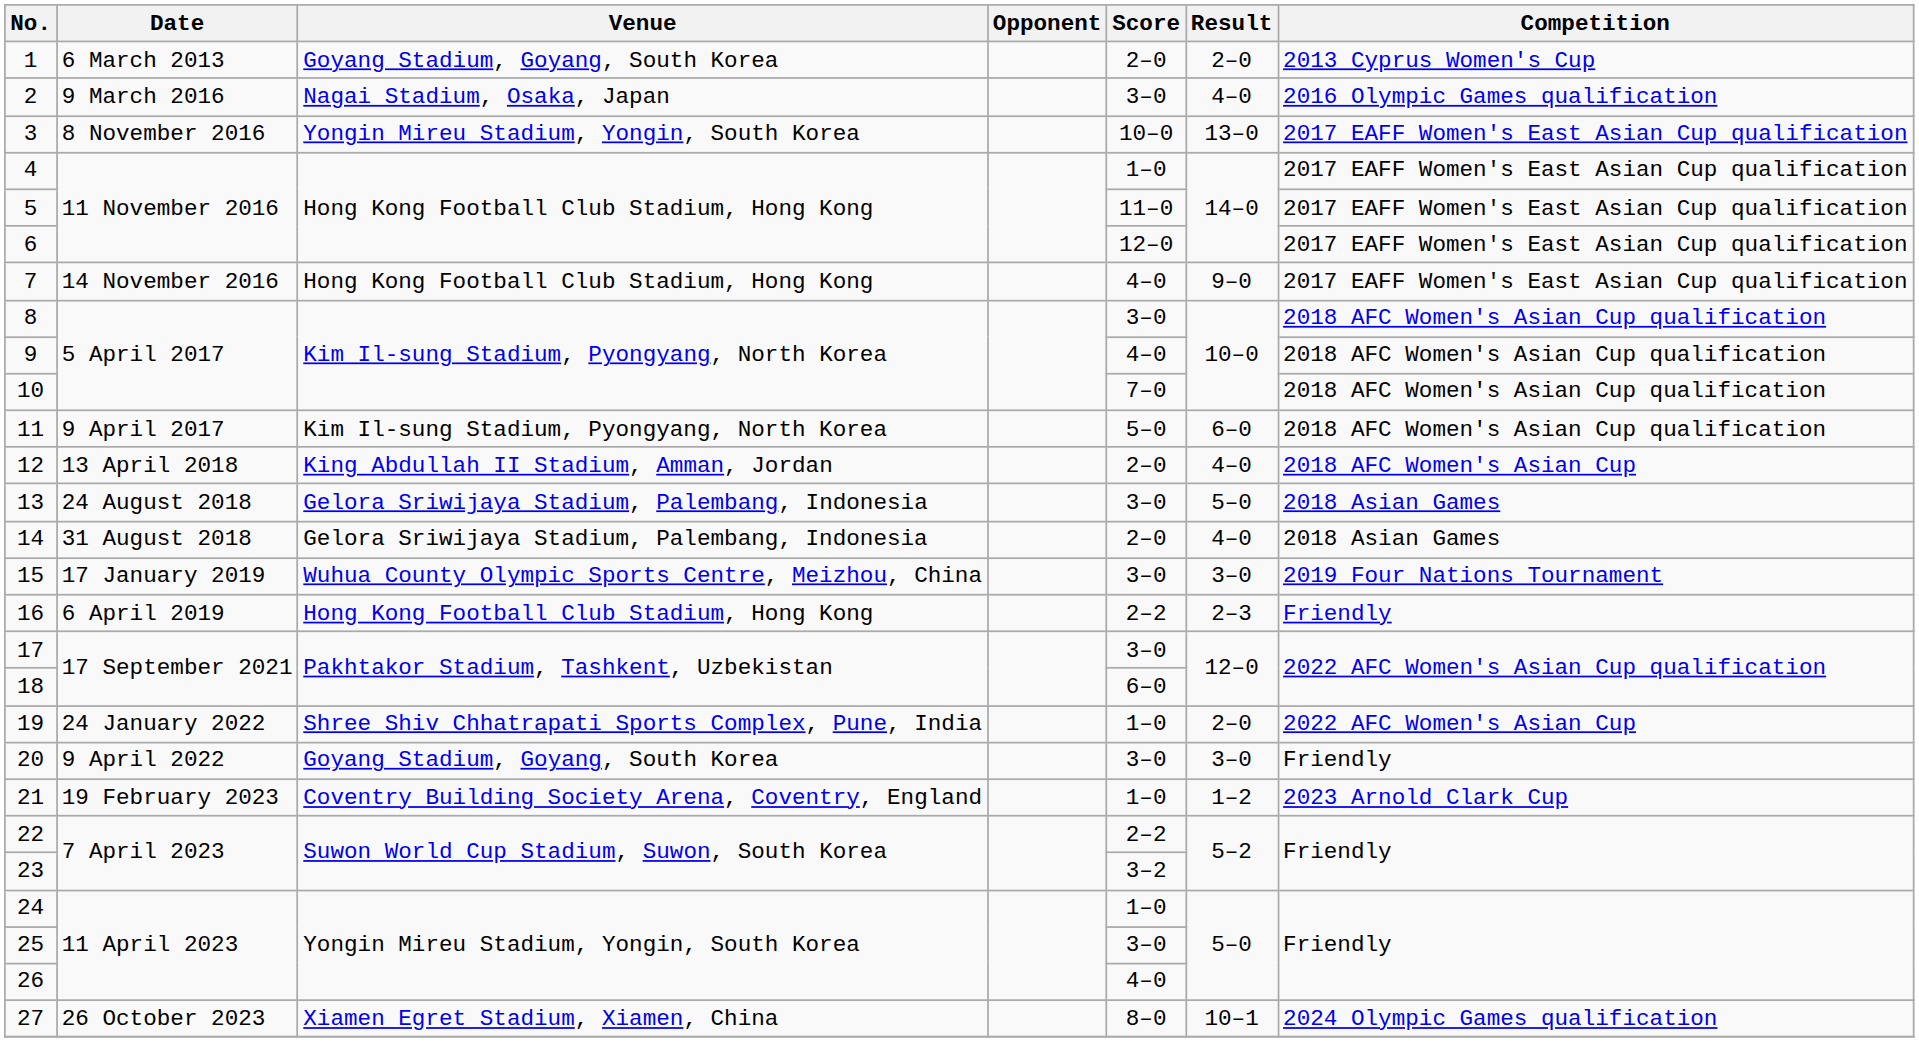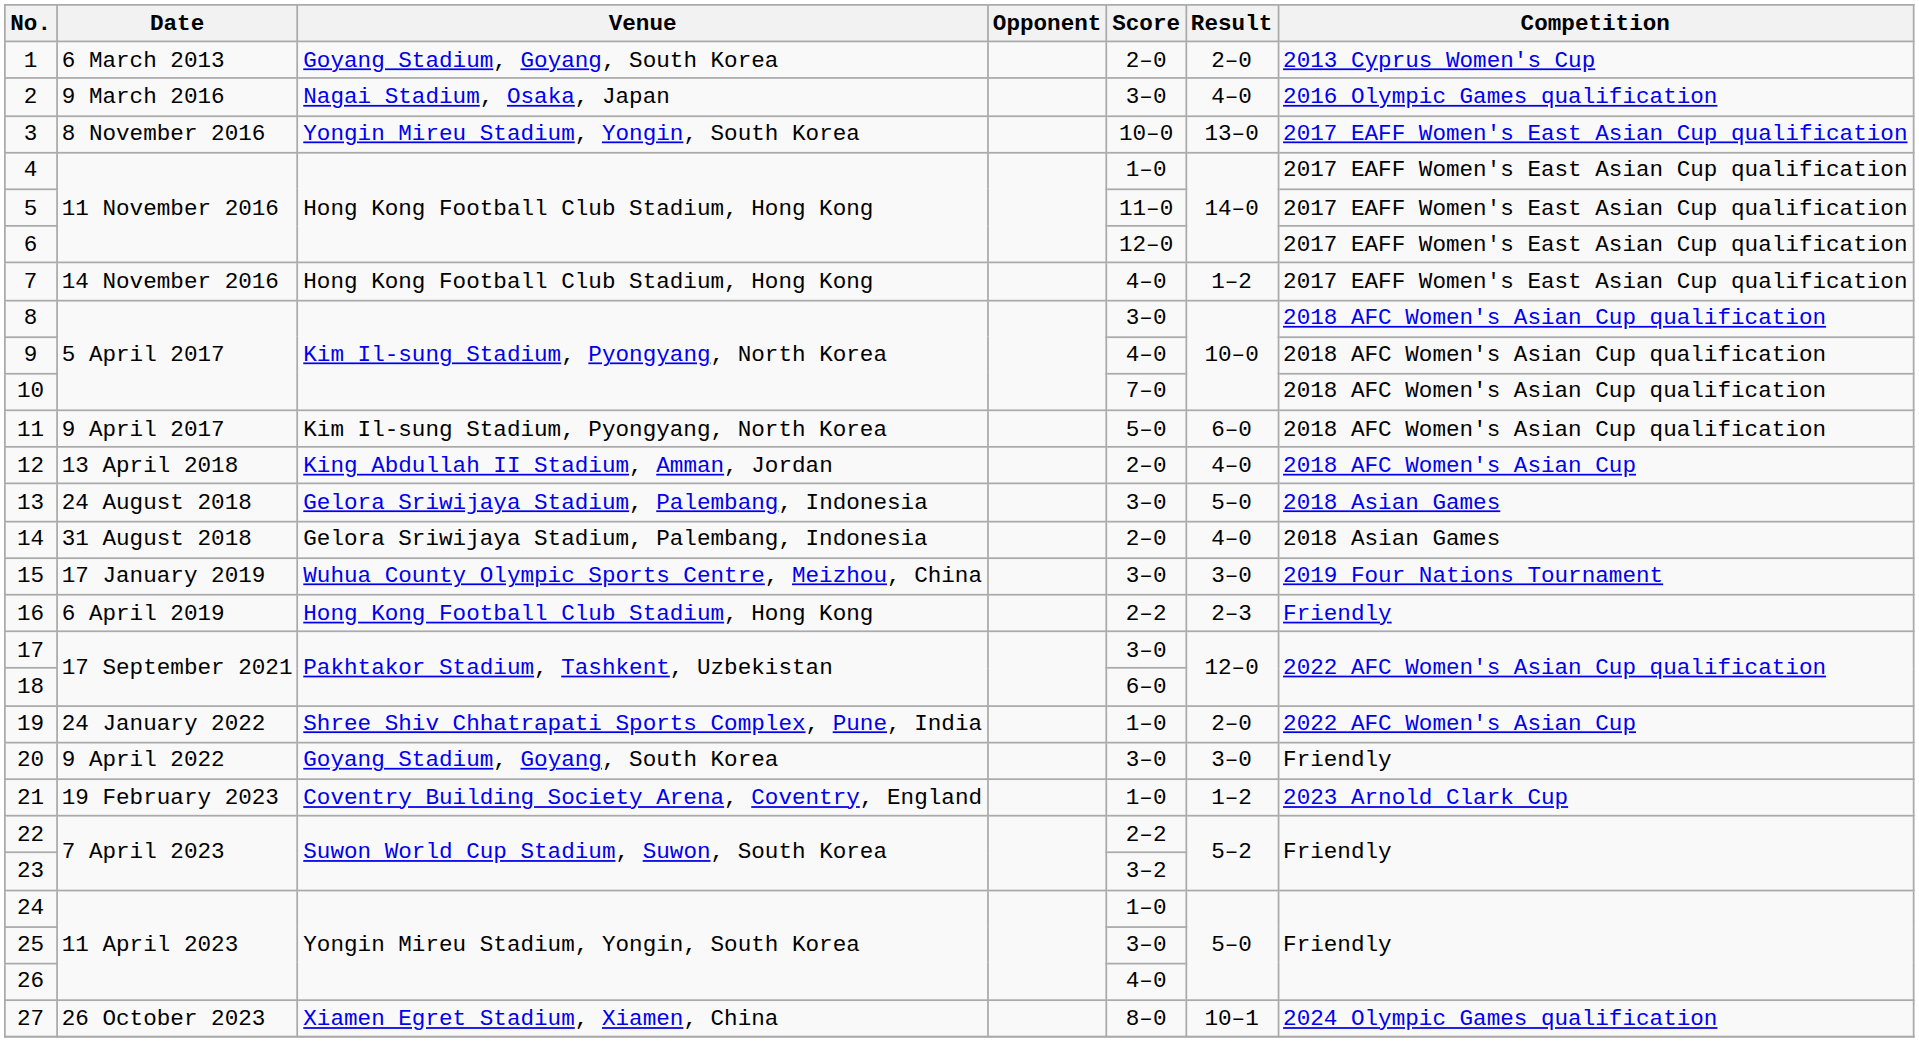(1232, 281) 9–0 -> (1232, 281) 1–2
